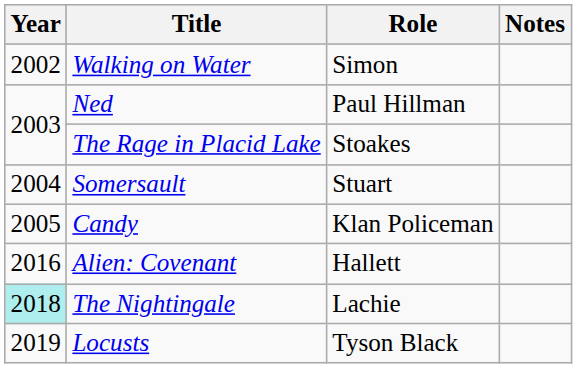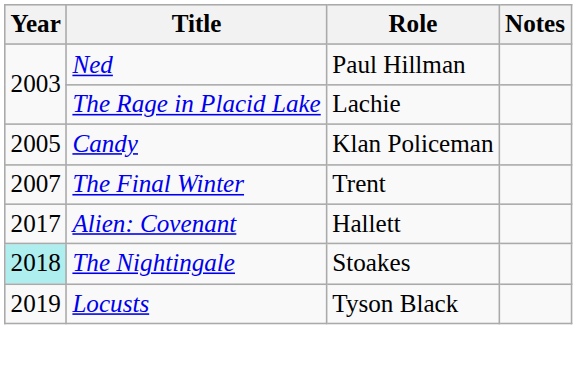- row: (161, 64)
(371, 143) Stoakes -> (366, 104) Lachie
- row: (129, 183)
+ row: (158, 183)
(36, 263) 2016 -> (36, 223) 2017
(366, 303) Lachie -> (371, 263) Stoakes
